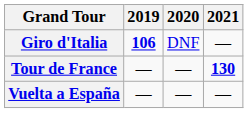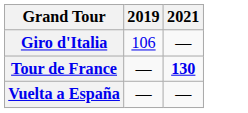- column: (183, 17)
(144, 42) bold -> (144, 42) normal
